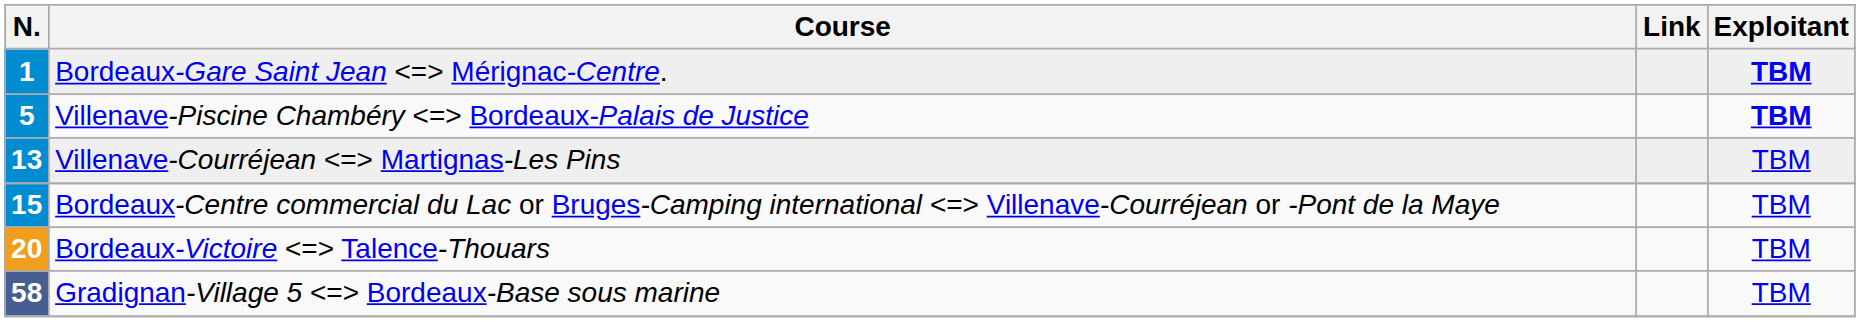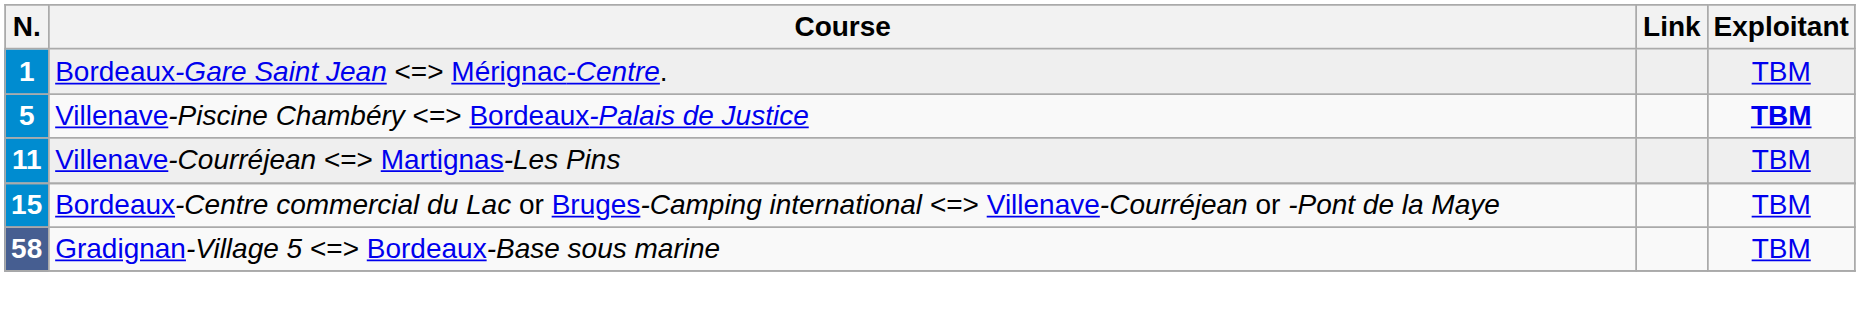(1781, 71) bold -> (1781, 71) normal
(27, 159) 13 -> (27, 159) 11
- row: (303, 248)
